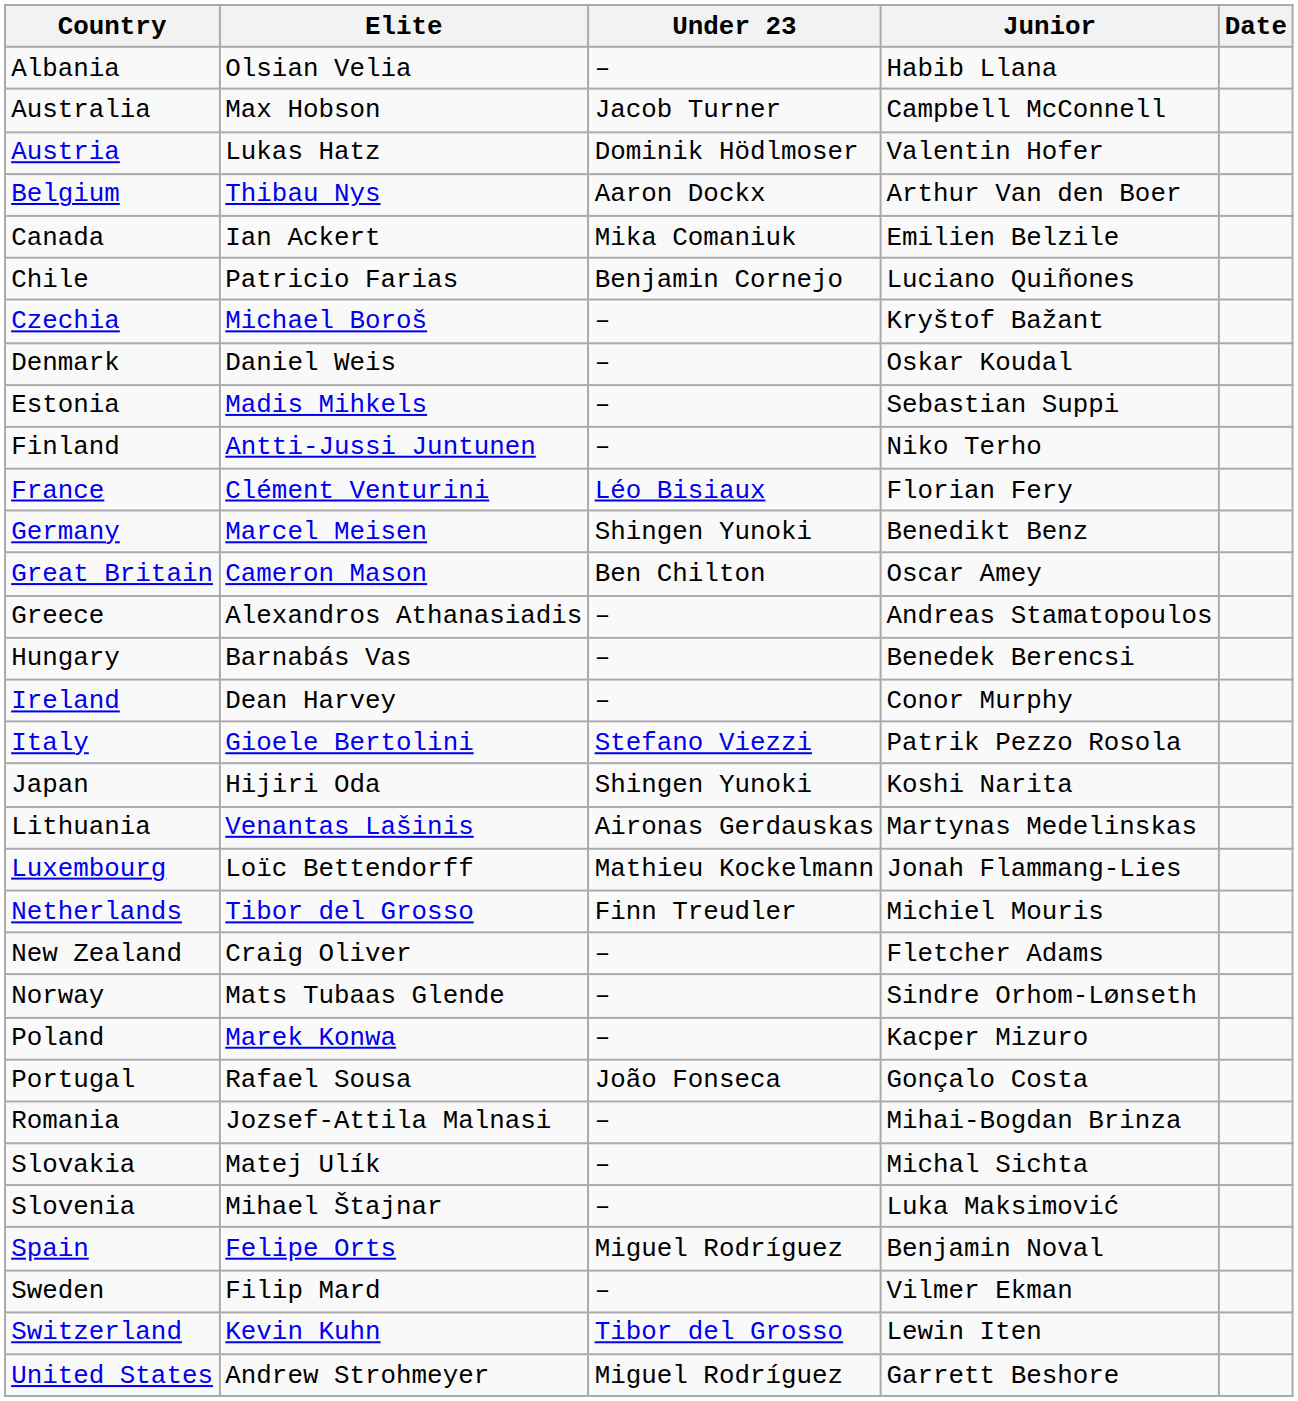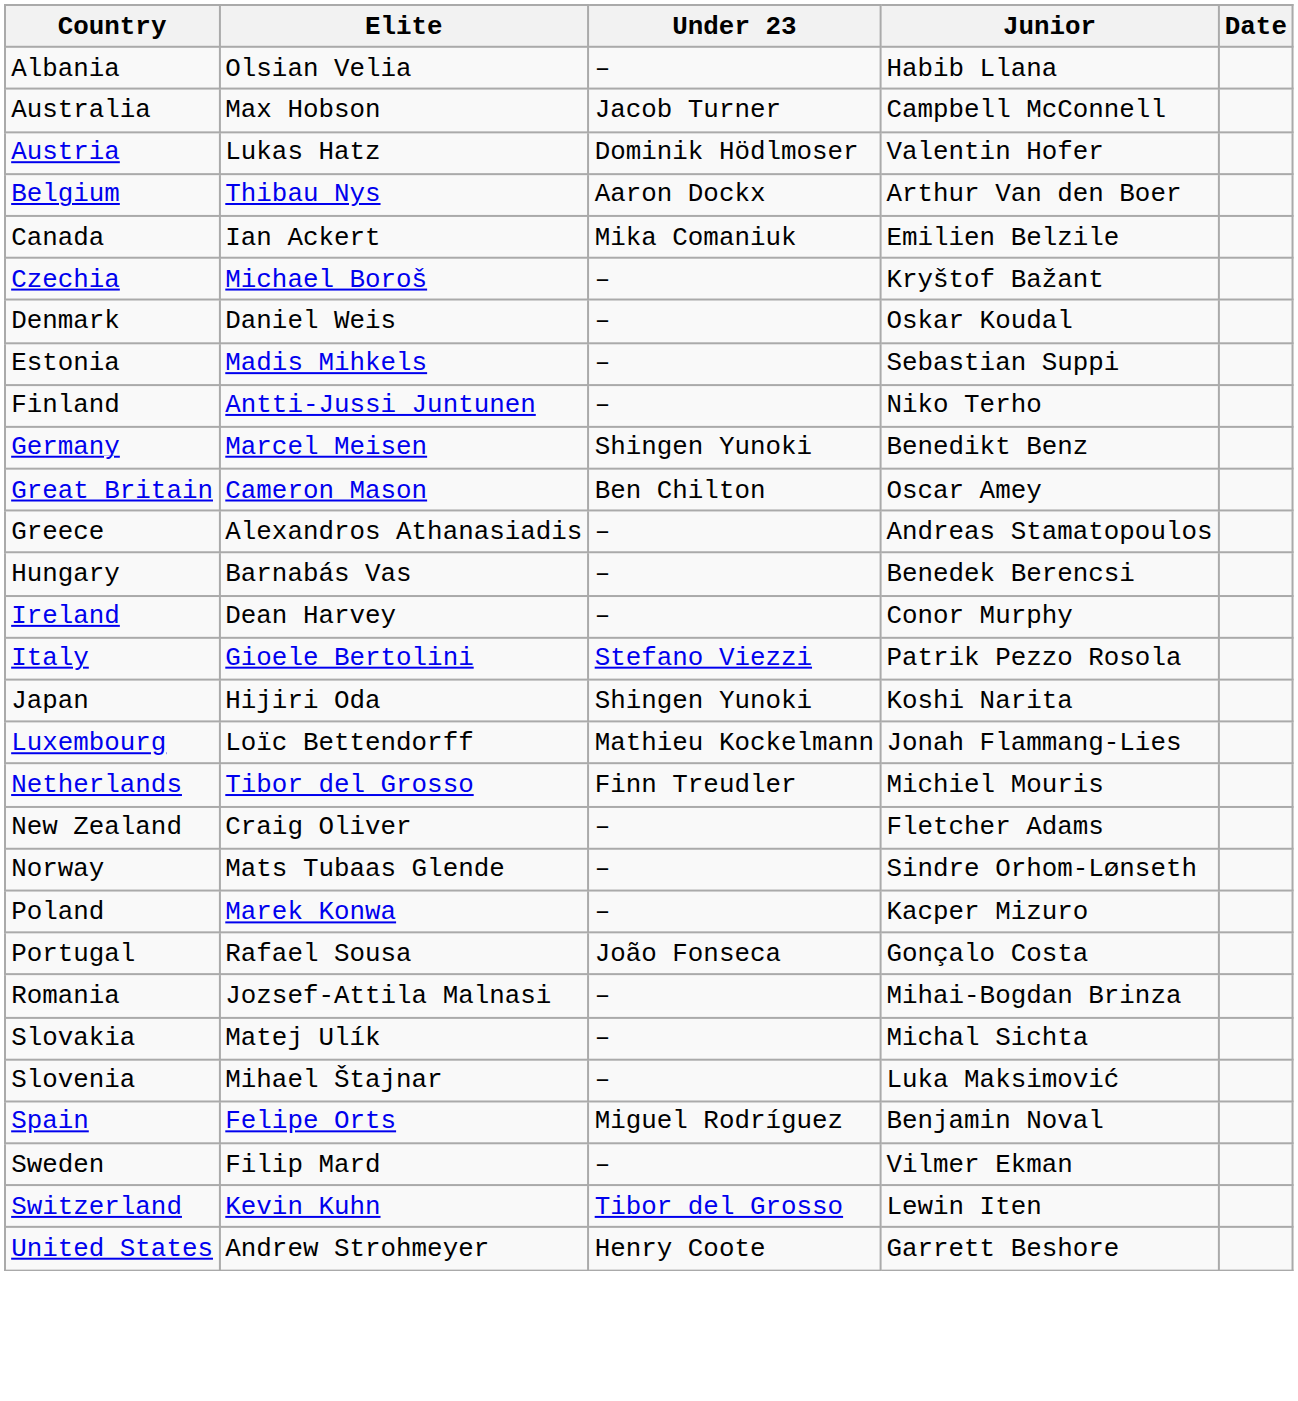- row: (50, 279)
- row: (58, 490)
- row: (81, 827)
(719, 1375) Miguel Rodríguez -> (680, 1249) Henry Coote
